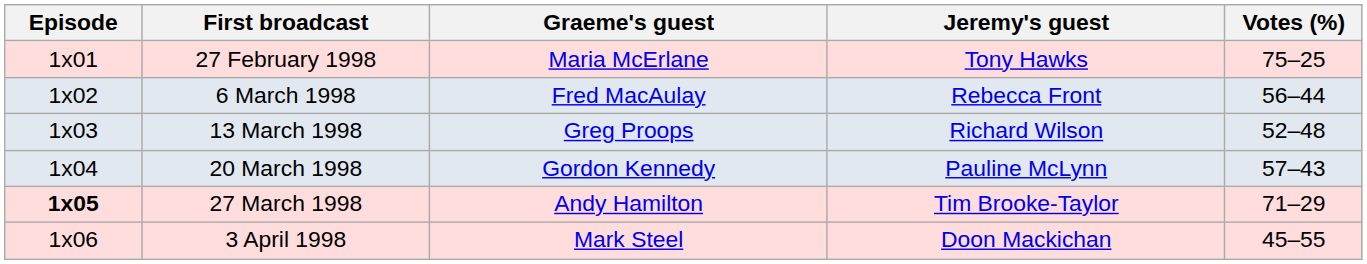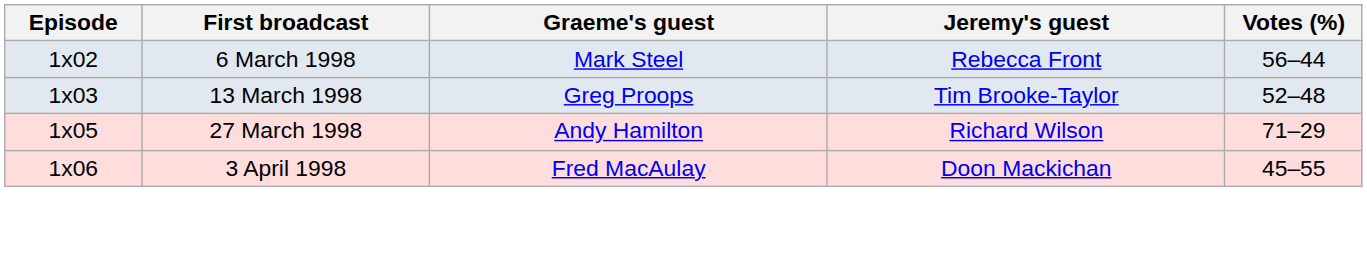- row: (286, 58)
(629, 95) Fred MacAulay -> (629, 58) Mark Steel
(1026, 131) Richard Wilson -> (1026, 95) Tim Brooke-Taylor
- row: (286, 167)
(73, 204) bold -> (73, 131) normal
(1026, 204) Tim Brooke-Taylor -> (1026, 131) Richard Wilson
(629, 240) Mark Steel -> (629, 167) Fred MacAulay
